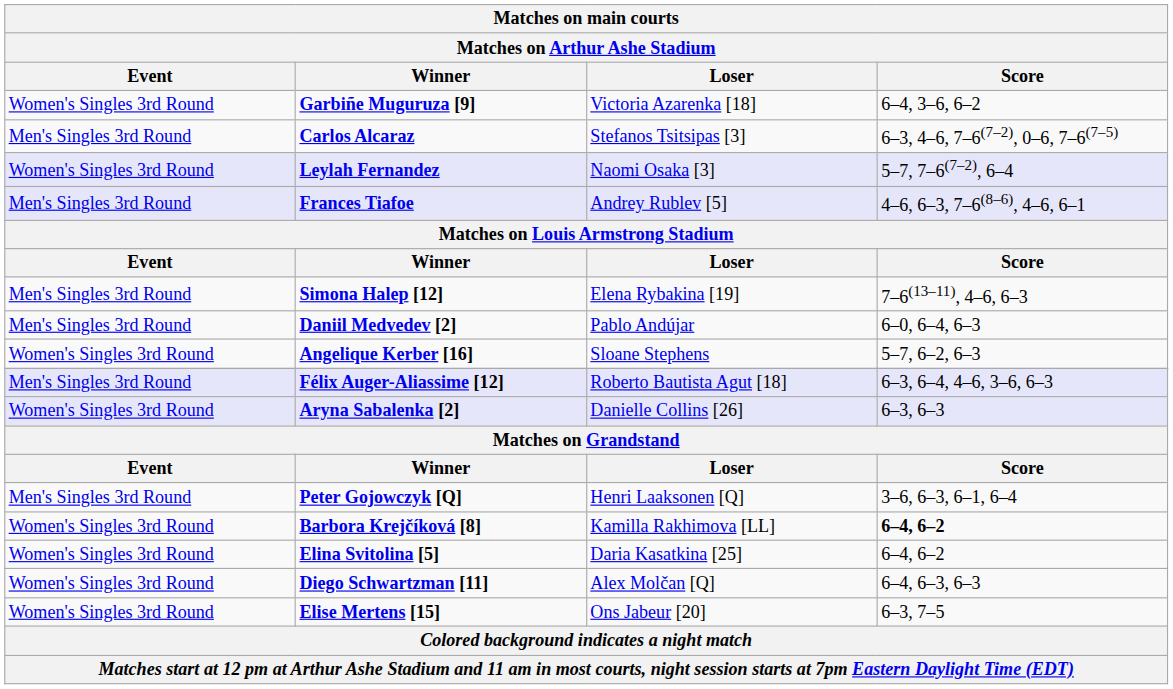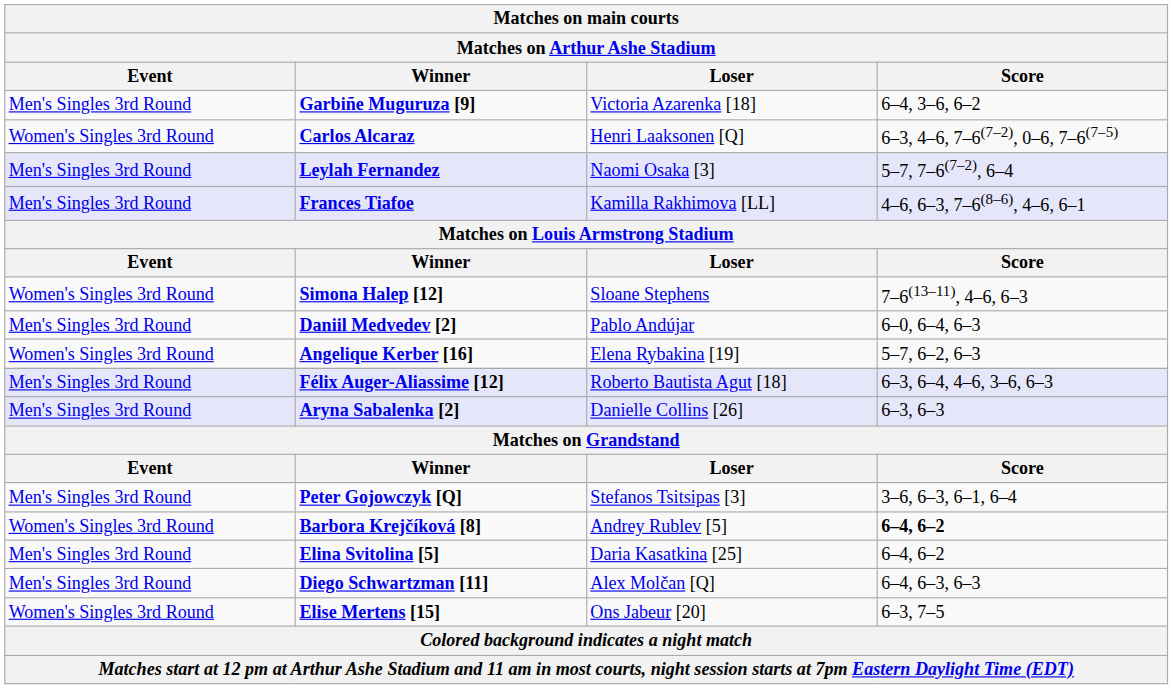(111, 104) Women's Singles 3rd Round -> (100, 104) Men's Singles 3rd Round
(100, 135) Men's Singles 3rd Round -> (111, 135) Women's Singles 3rd Round
(668, 135) Stefanos Tsitsipas [3] -> (667, 135) Henri Laaksonen [Q]
(111, 169) Women's Singles 3rd Round -> (100, 169) Men's Singles 3rd Round
(659, 203) Andrey Rublev [5] -> (683, 203) Kamilla Rakhimova [LL]
(100, 294) Men's Singles 3rd Round -> (111, 294) Women's Singles 3rd Round
(665, 294) Elena Rybakina [19] -> (650, 294) Sloane Stephens
(650, 353) Sloane Stephens -> (665, 353) Elena Rybakina [19]
(111, 411) Women's Singles 3rd Round -> (100, 411) Men's Singles 3rd Round
(667, 497) Henri Laaksonen [Q] -> (668, 497) Stefanos Tsitsipas [3]
(683, 525) Kamilla Rakhimova [LL] -> (659, 525) Andrey Rublev [5]
(111, 554) Women's Singles 3rd Round -> (100, 554) Men's Singles 3rd Round
(111, 583) Women's Singles 3rd Round -> (100, 583) Men's Singles 3rd Round
